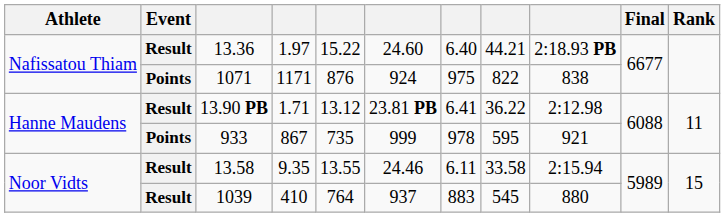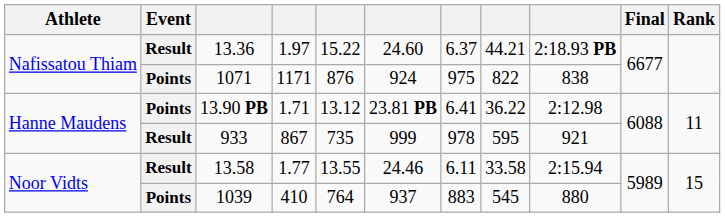(461, 49) 6.40 -> (461, 49) 6.37
(168, 108) Result -> (168, 108) Points
(168, 138) Points -> (168, 138) Result
(294, 168) 9.35 -> (294, 168) 1.77
(168, 197) Result -> (168, 197) Points
